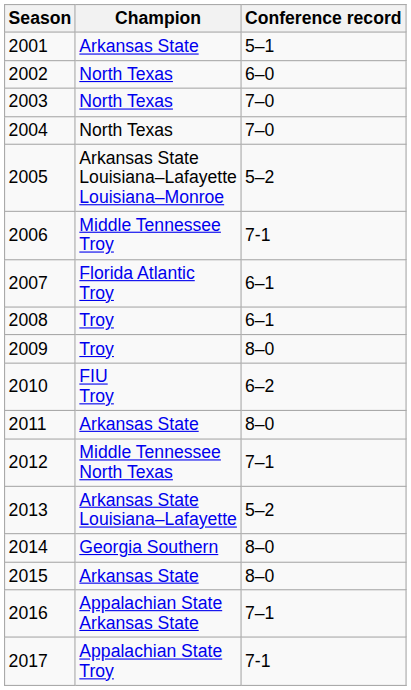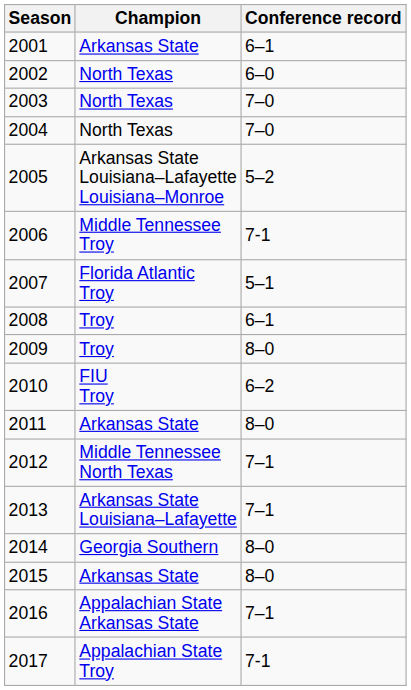(260, 46) 5–1 -> (260, 46) 6–1
(260, 283) 6–1 -> (260, 283) 5–1
(260, 510) 5–2 -> (260, 510) 7–1
